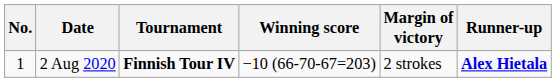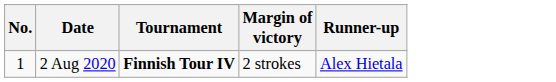- column: (309, 27)
(504, 64) bold -> (361, 64) normal
